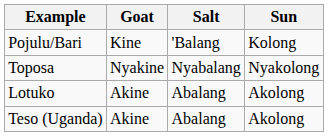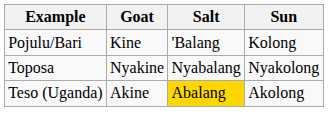- row: (31, 93)
(199, 118) no background -> (199, 93) gold background
